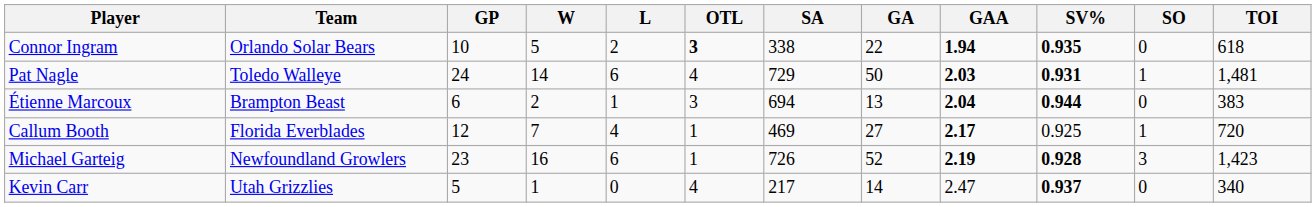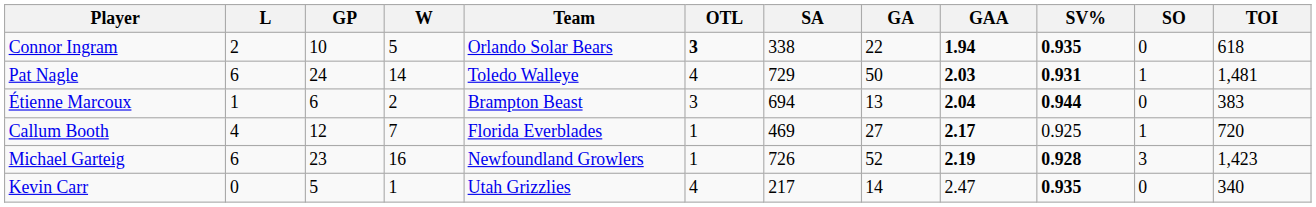columns swapped: (337, 18) <-> (645, 18)
(1061, 187) 0.937 -> (1061, 187) 0.935
